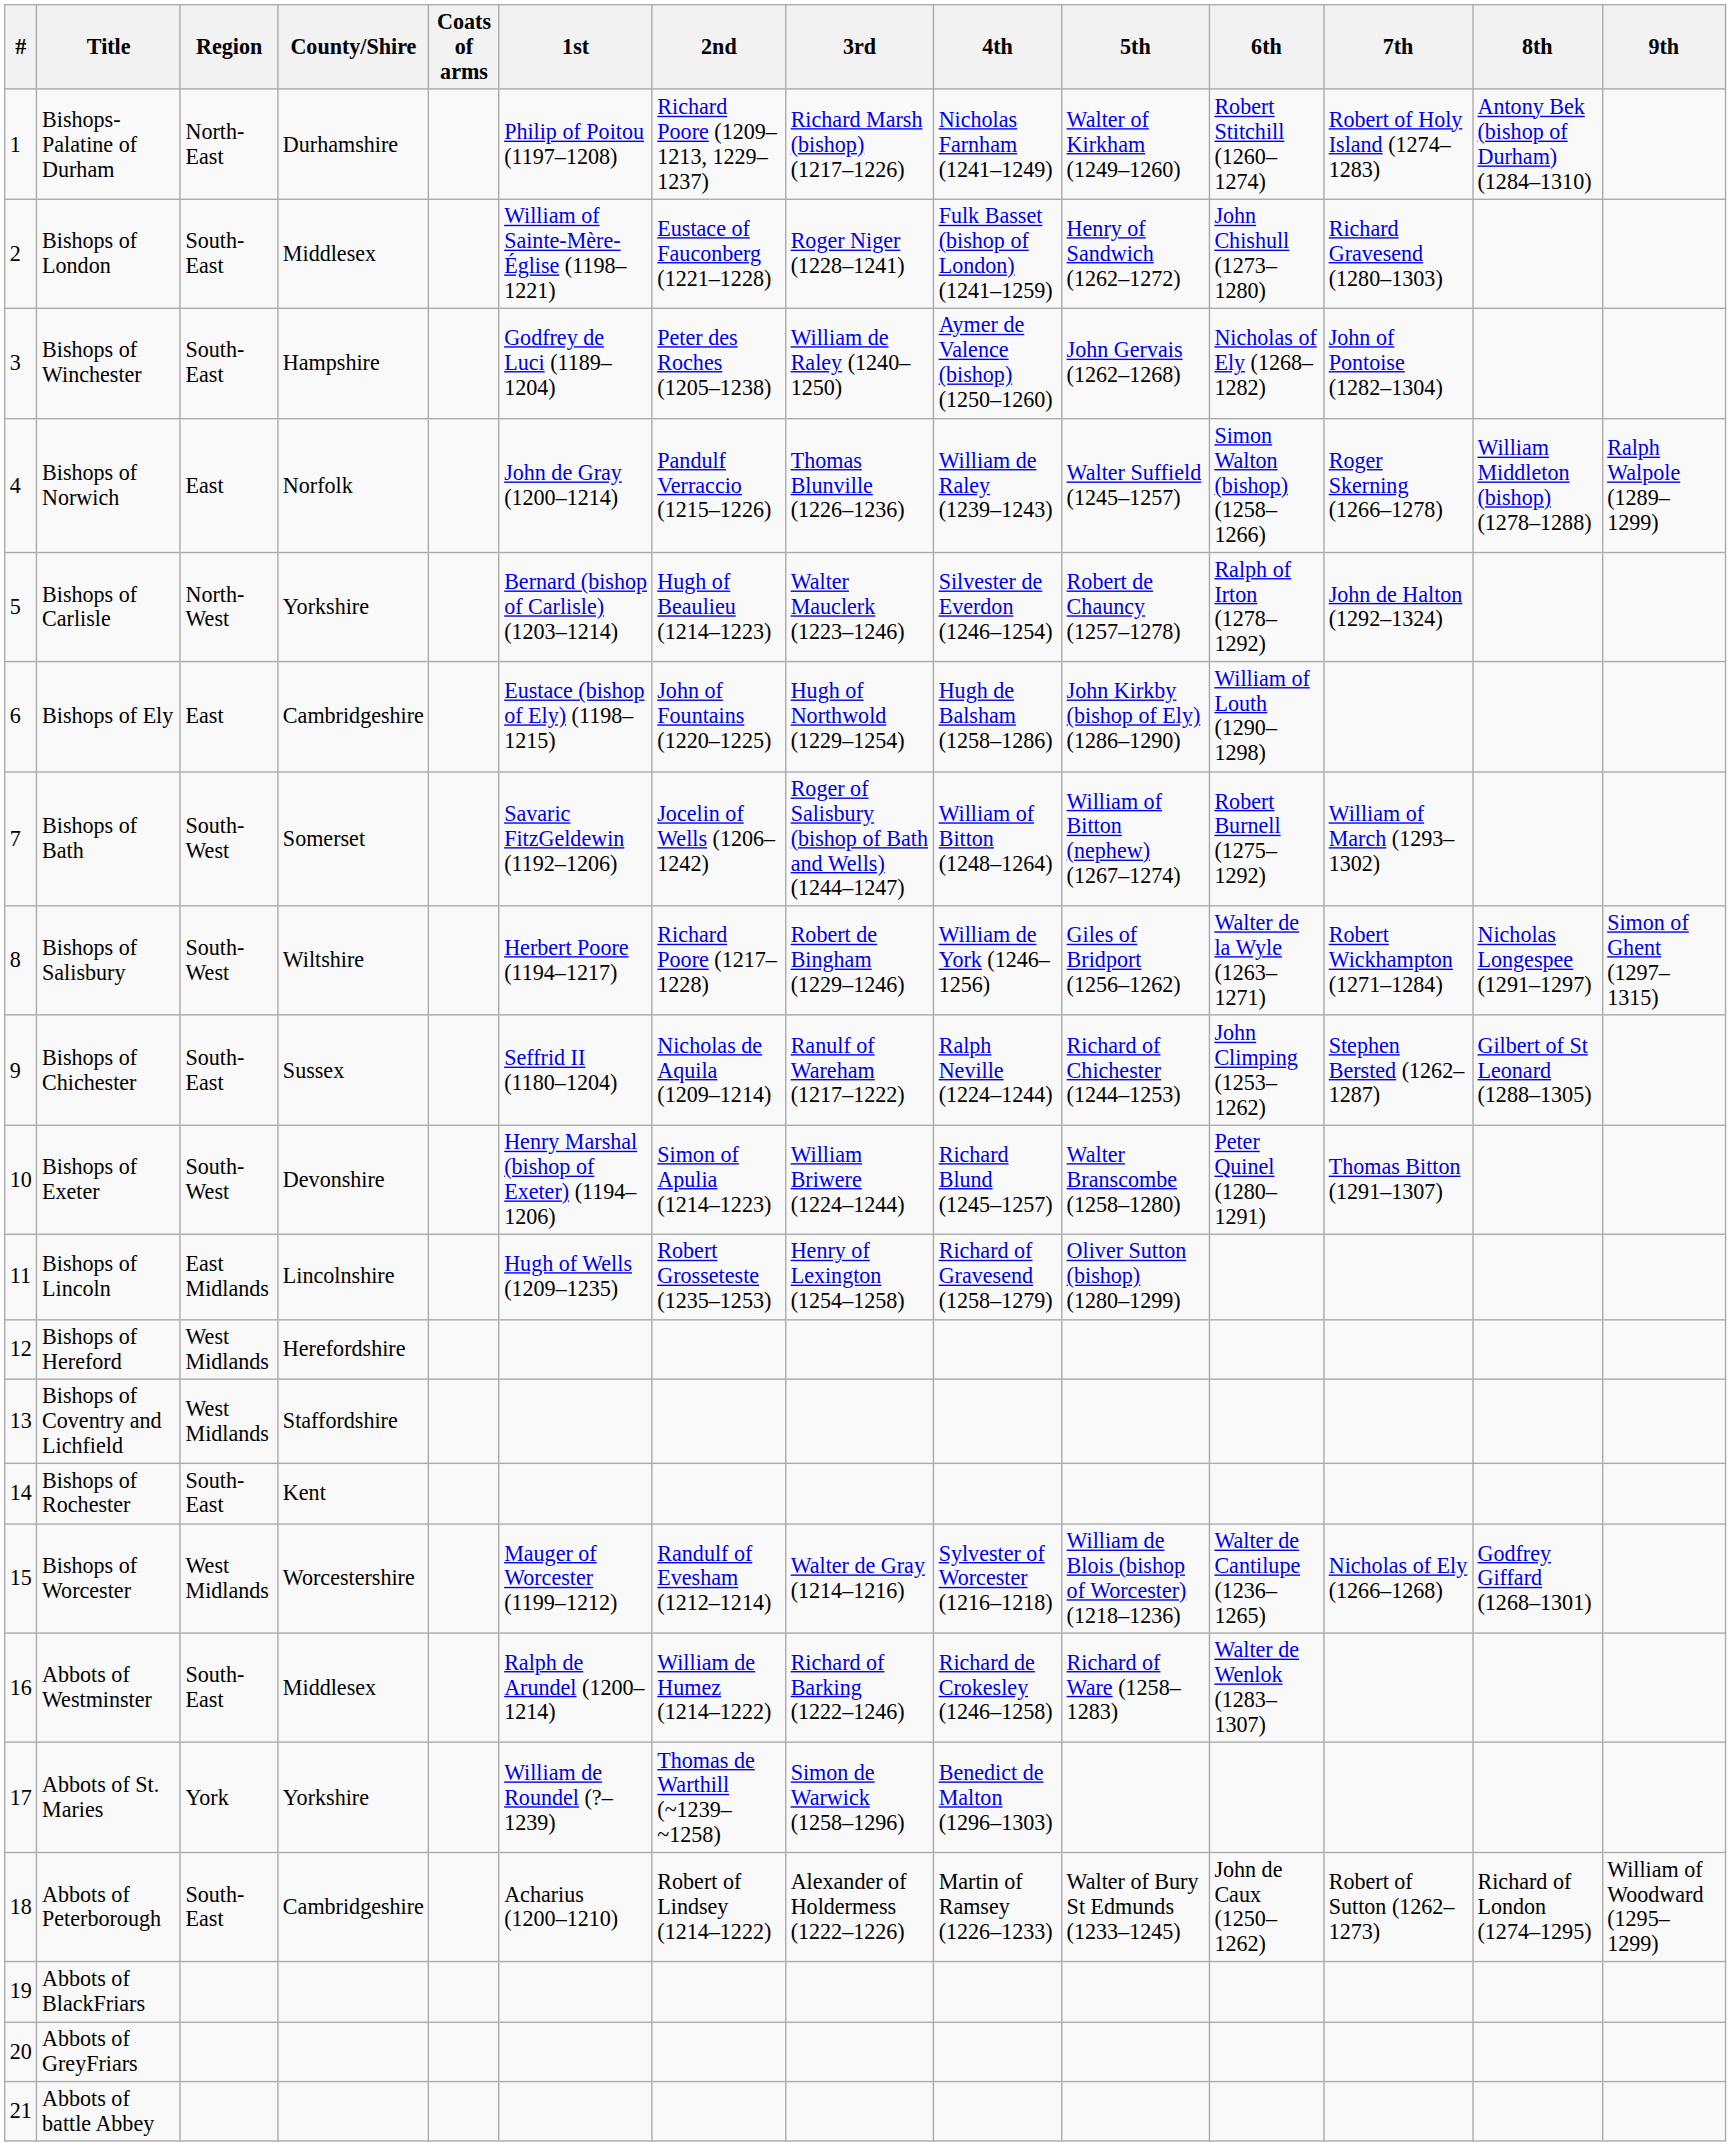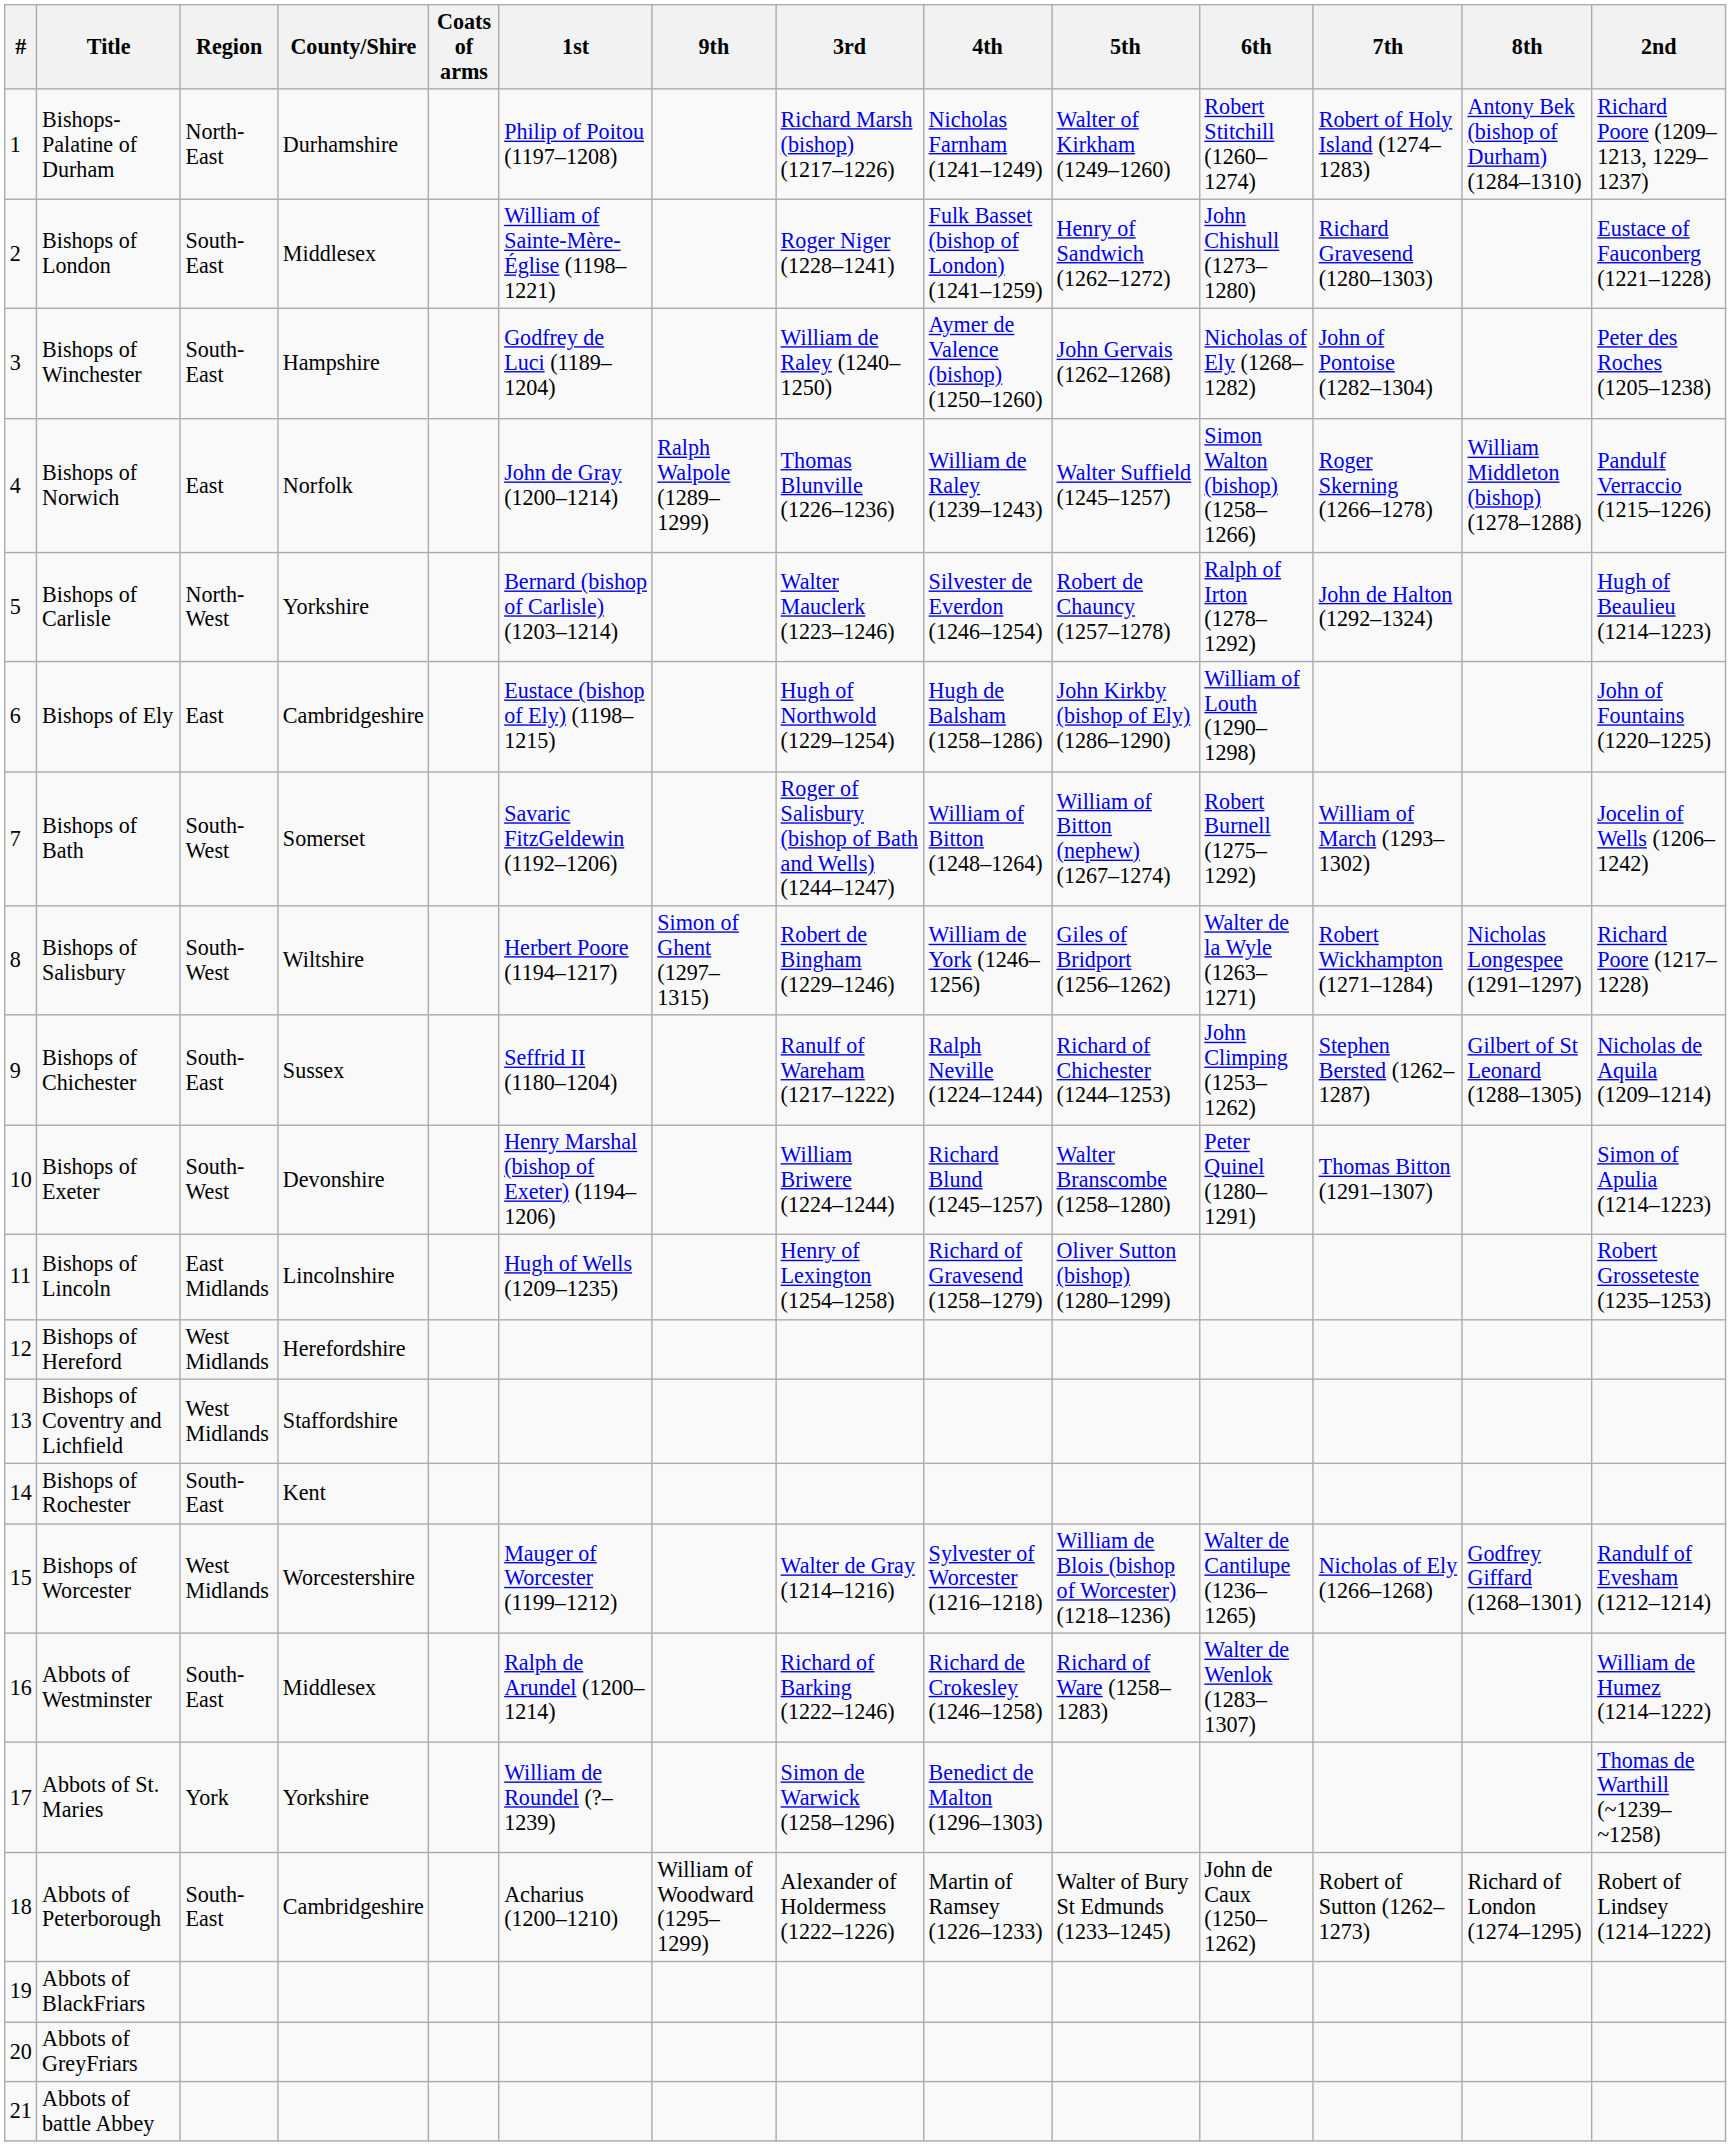columns swapped: (719, 46) <-> (1664, 46)
